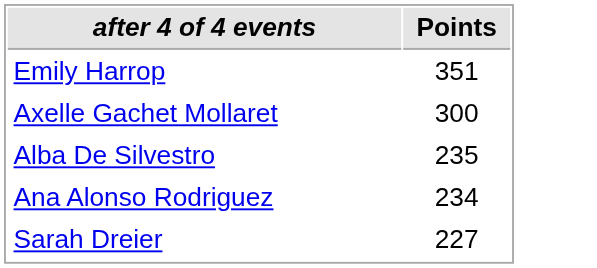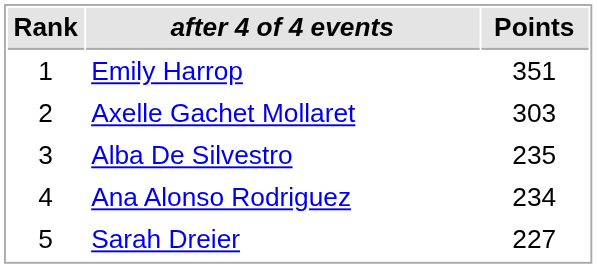+ column: (46, 28)
(457, 114) 300 -> (534, 114) 303
